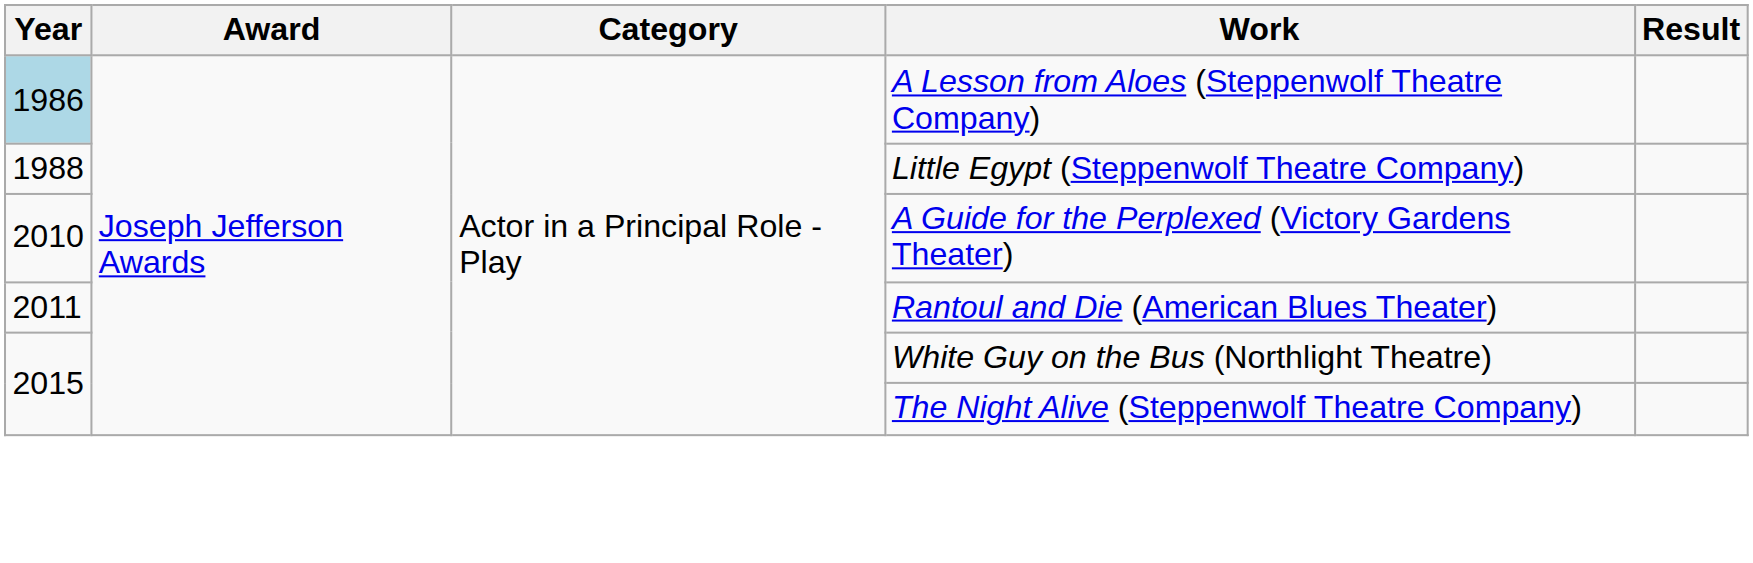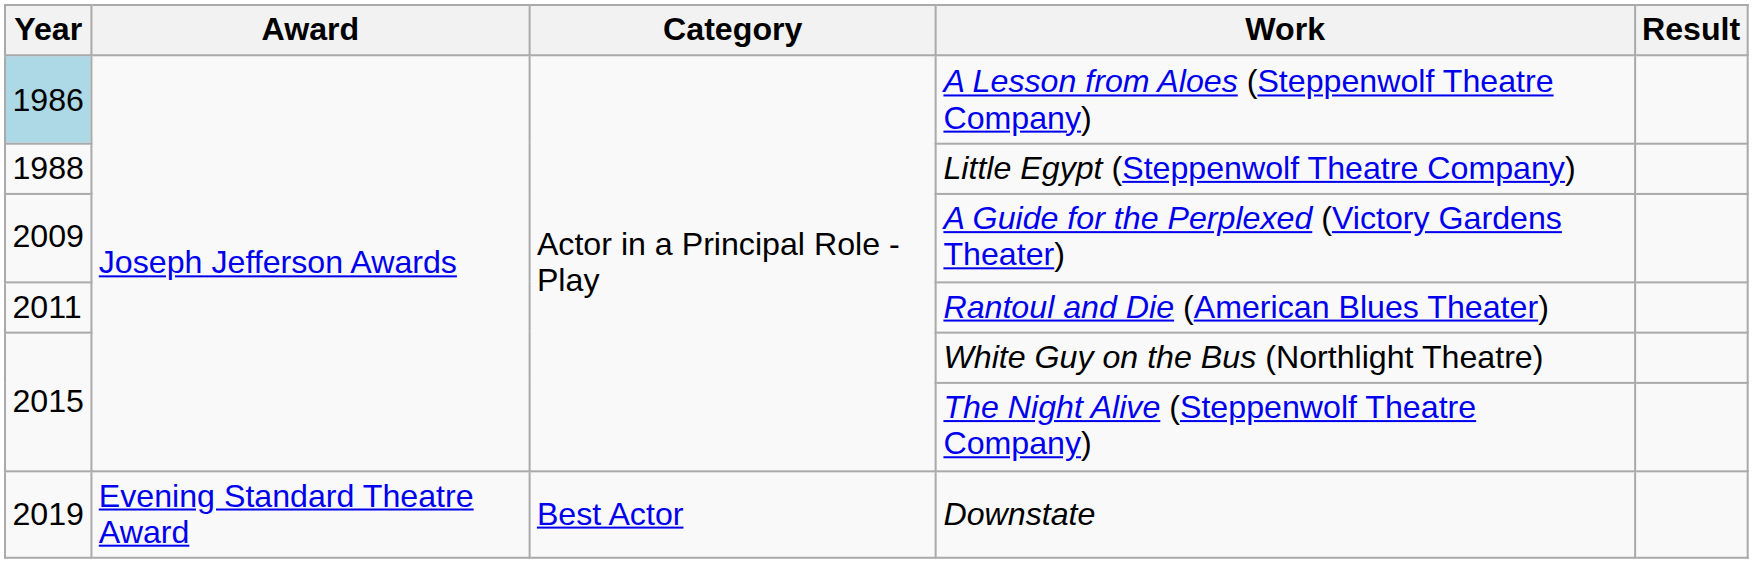(48, 237) 2010 -> (48, 237) 2009
+ row: (1019, 513)
